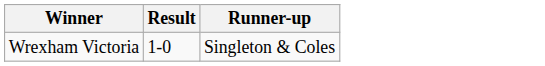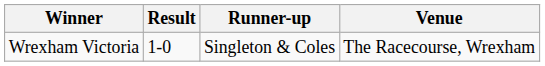+ column: (439, 18)
